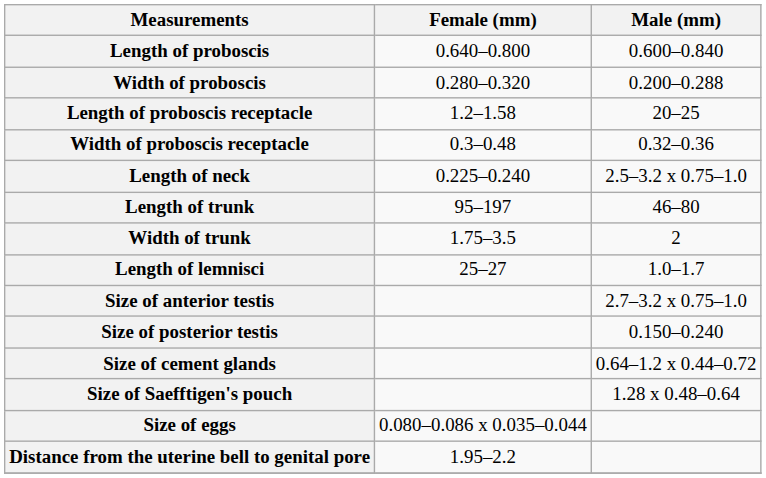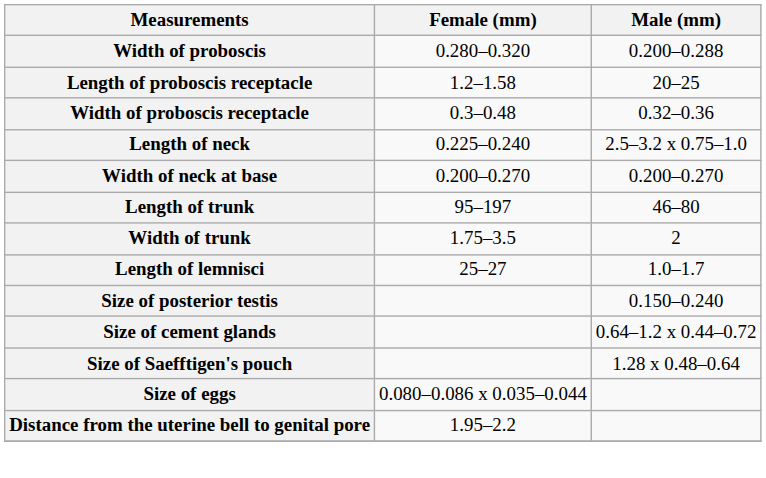- row: (190, 50)
+ row: (190, 175)
- row: (190, 300)
